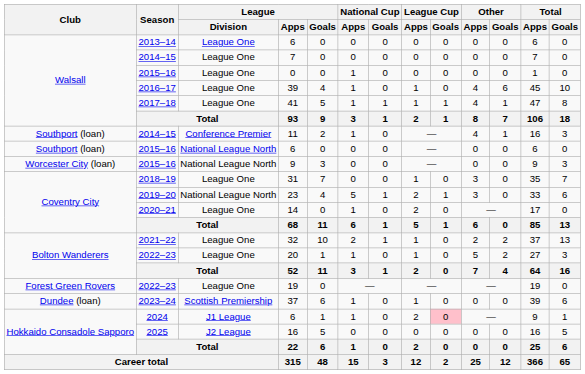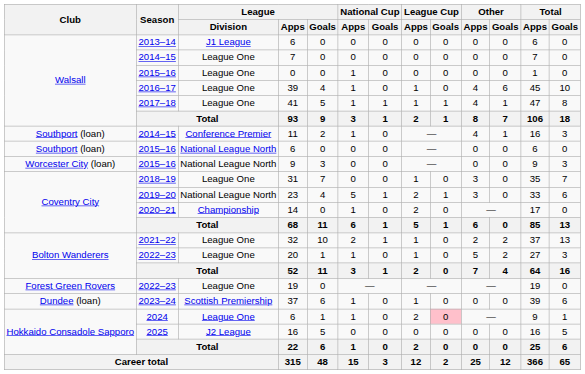(228, 42) League One -> (228, 42) J1 League
(228, 210) League One -> (228, 210) Championship
(228, 316) J1 League -> (228, 316) League One
